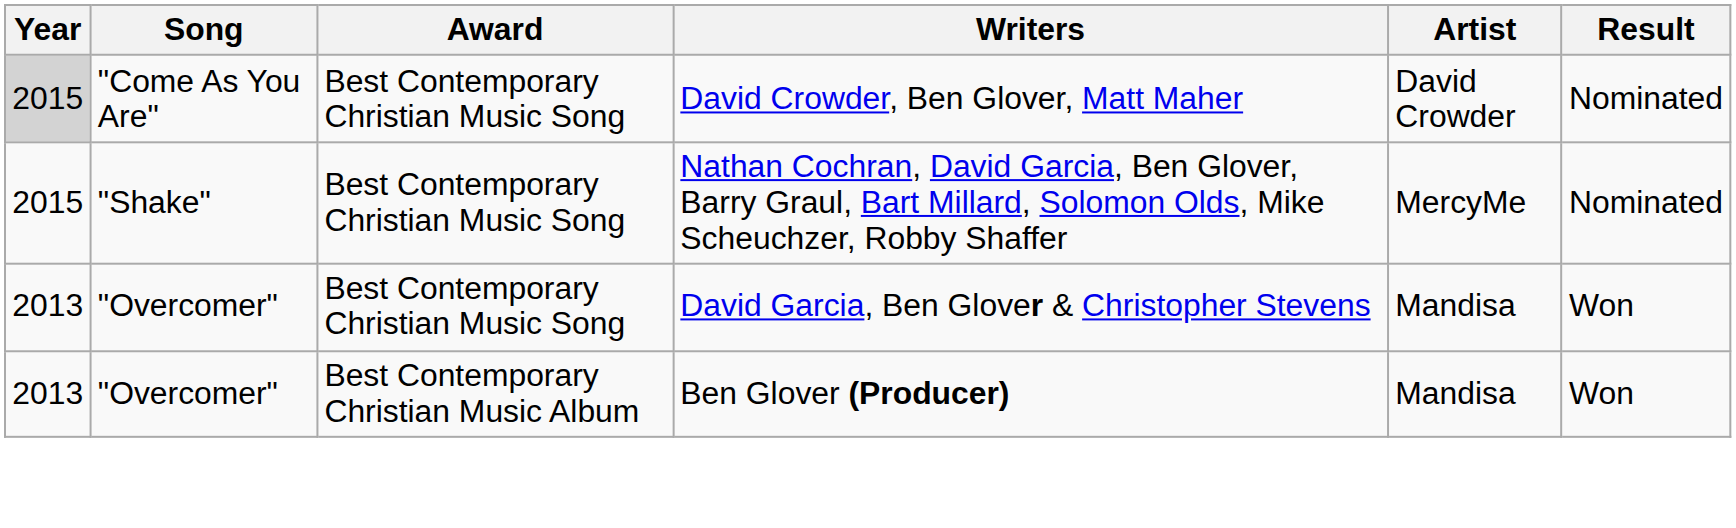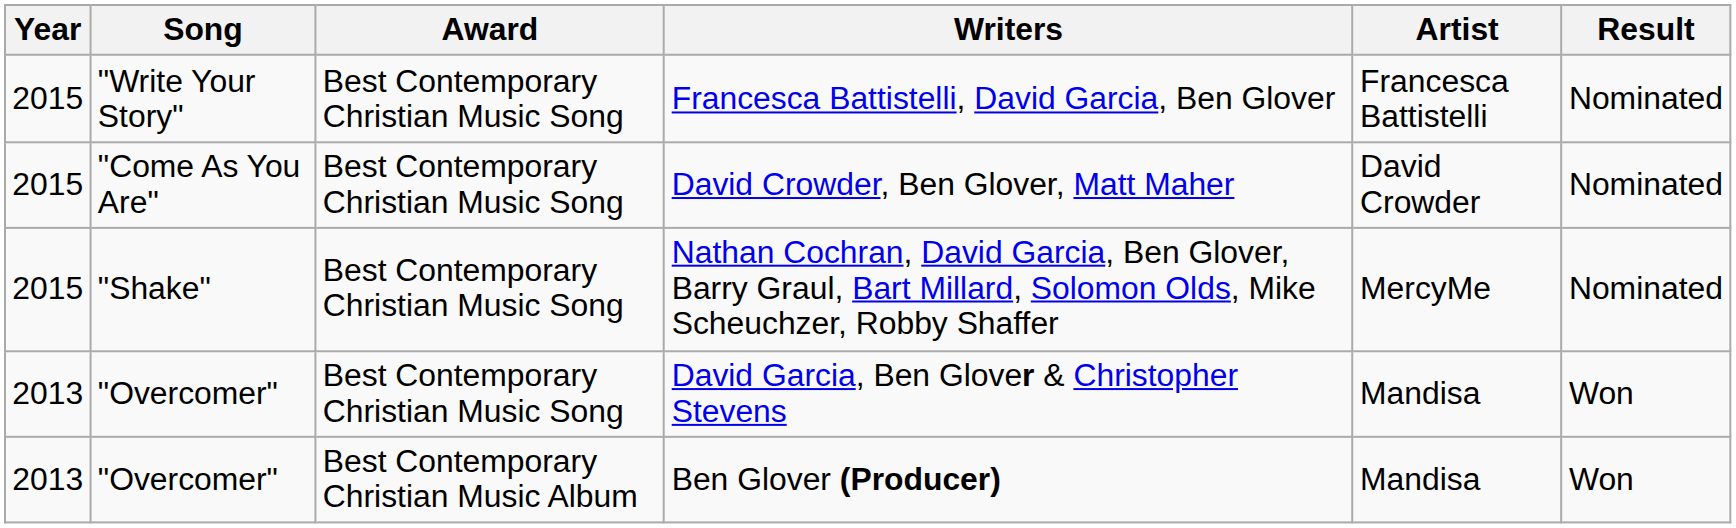+ row: (1003, 98)
(48, 98) lightgrey background -> (48, 184) no background
